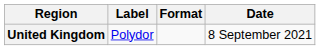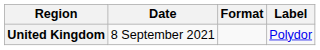columns swapped: (260, 14) <-> (132, 14)
